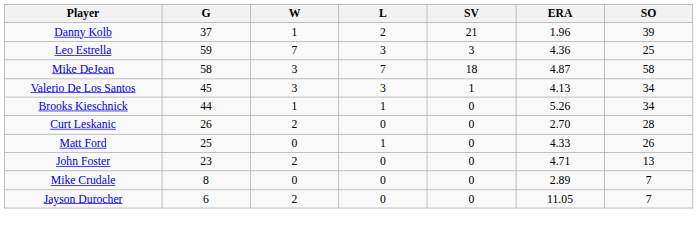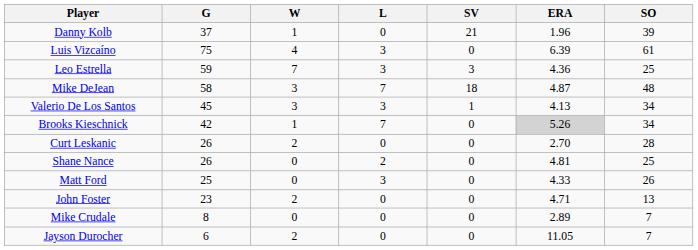(383, 32) 2 -> (383, 32) 0
+ row: (83, 50)
(649, 69) 58 -> (649, 87) 48
(206, 106) 44 -> (206, 124) 42
(383, 106) 1 -> (383, 124) 7
(560, 106) no background -> (560, 124) lightgrey background
+ row: (83, 161)
(383, 143) 1 -> (383, 180) 3
